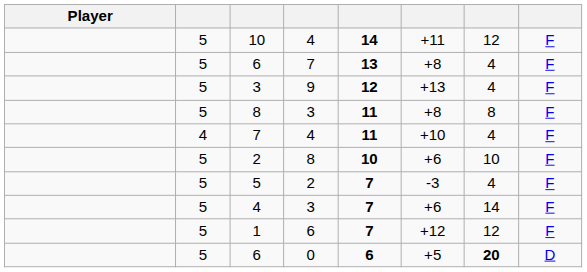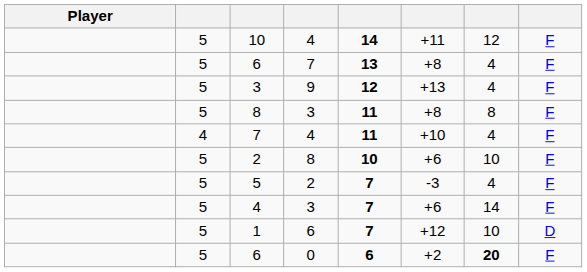(491, 231) 12 -> (491, 231) 10
(550, 231) F -> (550, 231) D
(433, 254) +5 -> (433, 254) +2
(550, 254) D -> (550, 254) F
